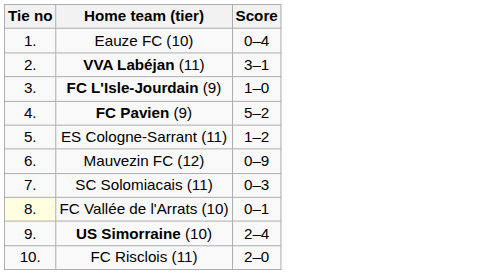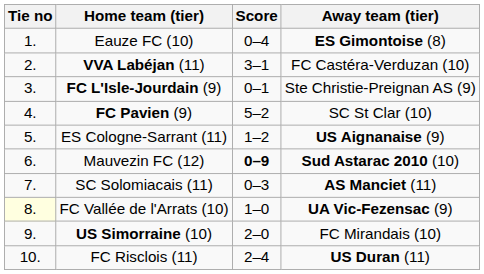+ column: (380, 16)
(257, 88) 1–0 -> (257, 88) 0–1
(257, 161) normal -> (257, 161) bold
(257, 209) 0–1 -> (257, 209) 1–0
(257, 233) 2–4 -> (257, 233) 2–0
(257, 257) 2–0 -> (257, 257) 2–4
